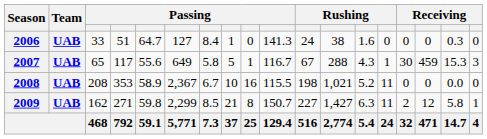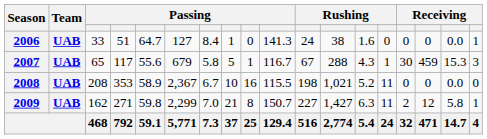(455, 41) 0.3 -> (455, 41) 0.0
(476, 41) 0 -> (476, 41) 1
(182, 61) 649 -> (182, 61) 679
(211, 102) 8.5 -> (211, 102) 7.0
